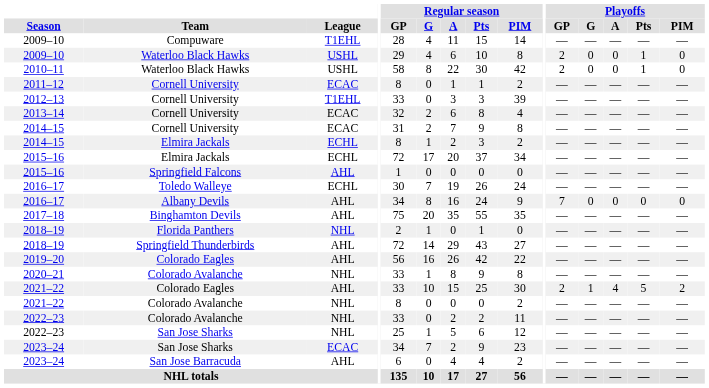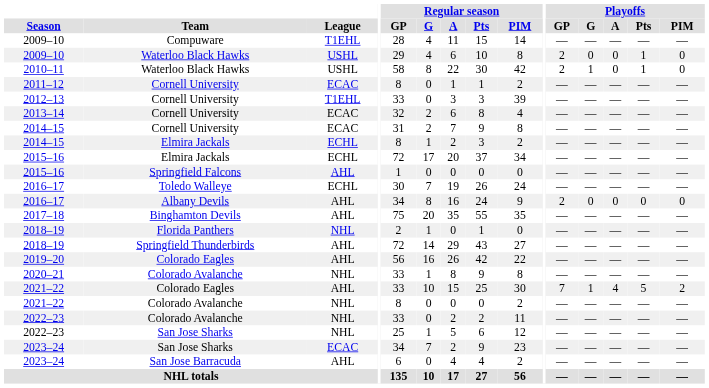(591, 69) 0 -> (591, 69) 1
(562, 201) 7 -> (562, 201) 2
(562, 288) 2 -> (562, 288) 7
